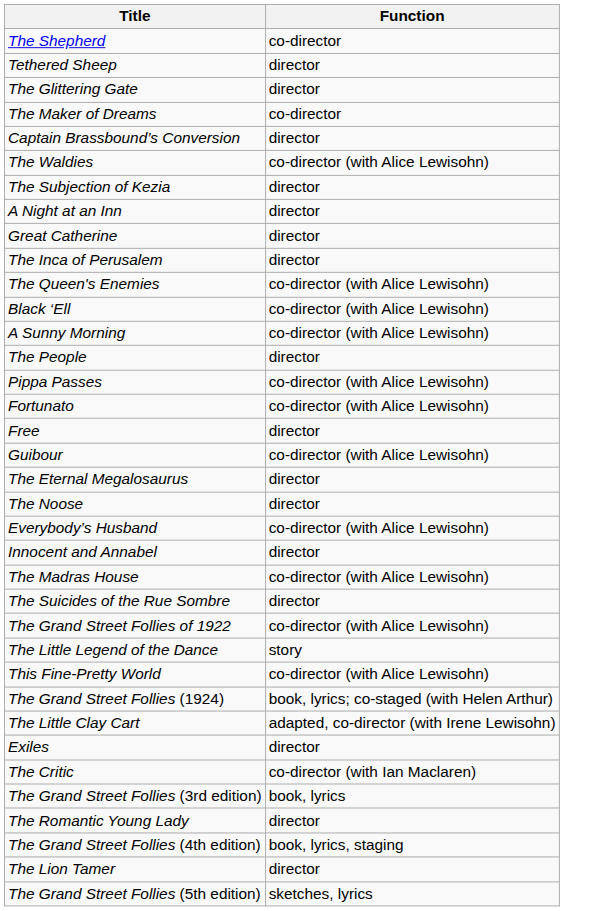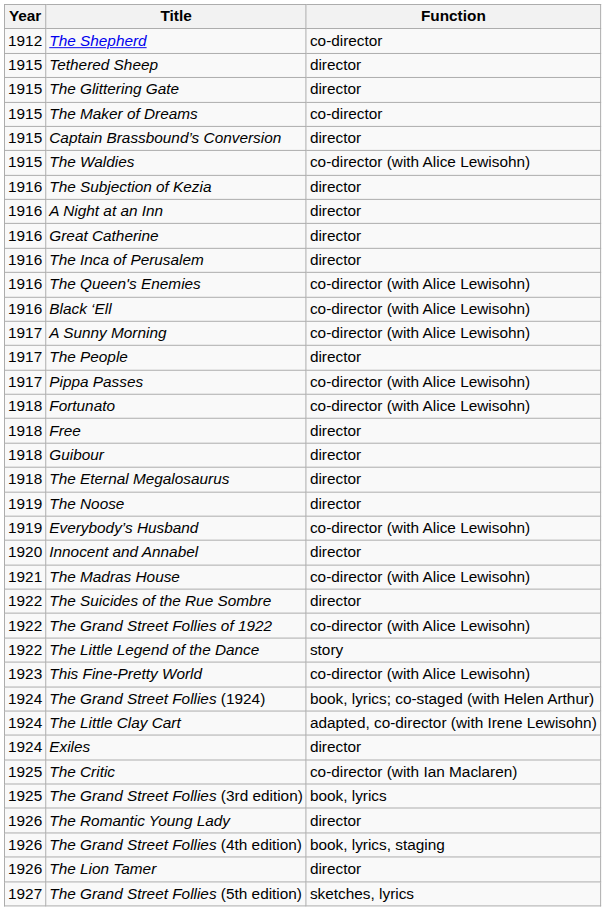+ column: (25, 16)
(379, 455) co-director (with Alice Lewisohn) -> (336, 455) director
